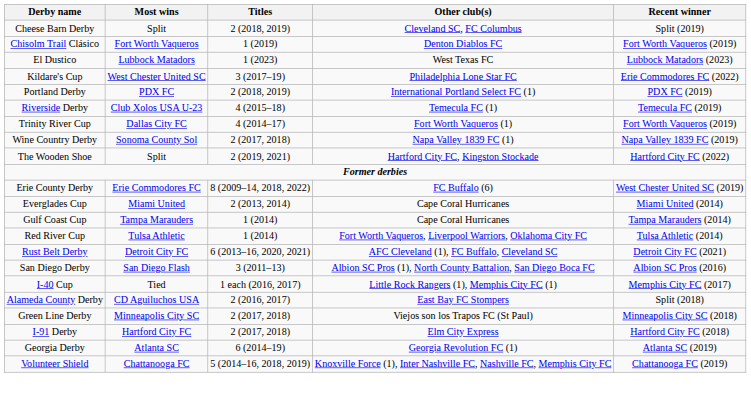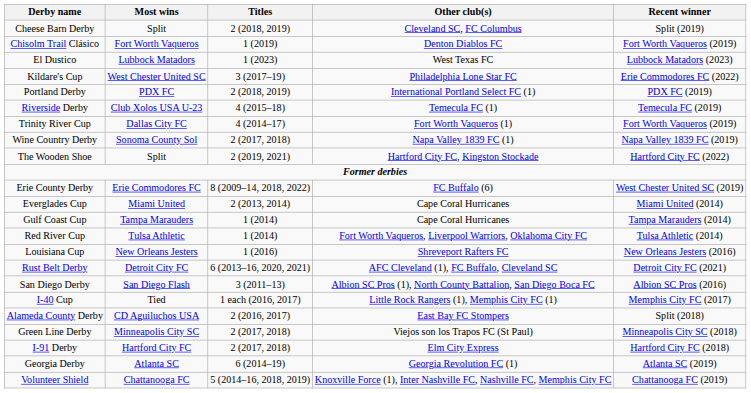+ row: (55, 252)
